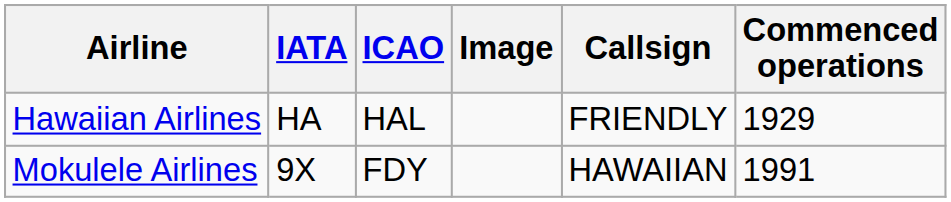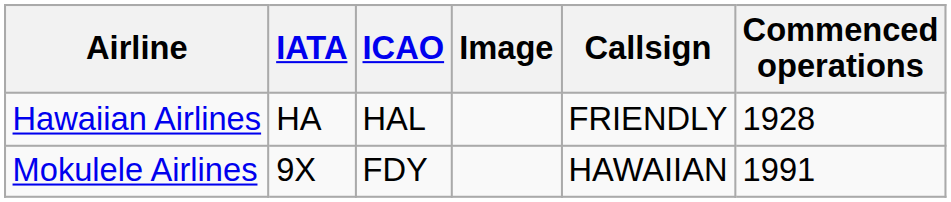(779, 118) 1929 -> (779, 118) 1928
